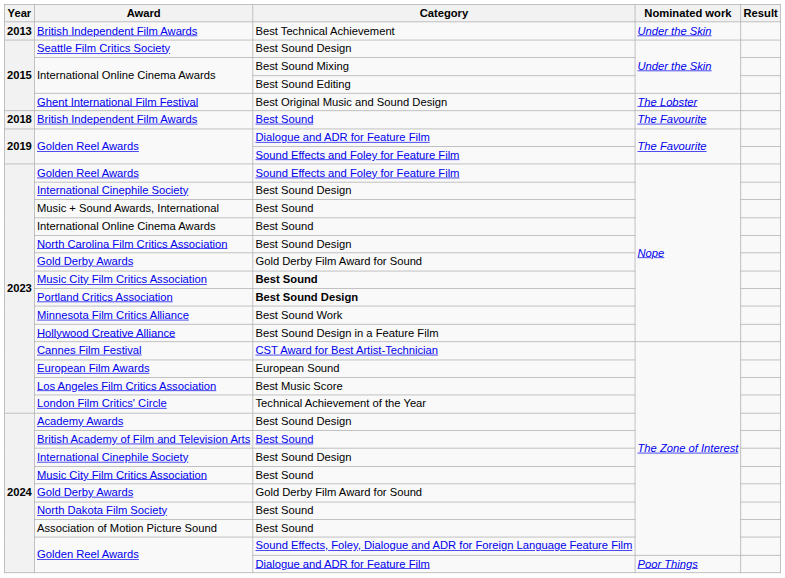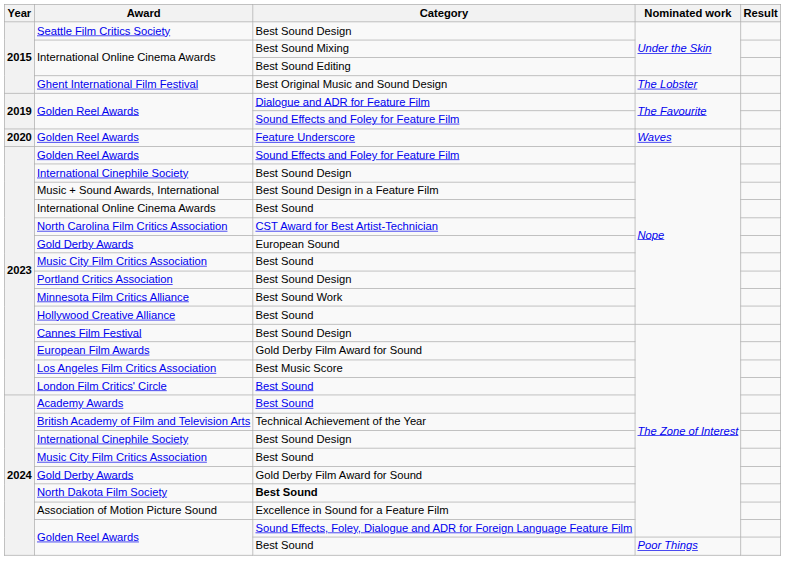- row: (117, 31)
- row: (117, 119)
+ row: (88, 137)
(284, 208) Best Sound -> (347, 191) Best Sound Design in a Feature Film
(303, 244) Best Sound Design -> (347, 226) CST Award for Best Artist-Technician
(339, 262) Gold Derby Film Award for Sound -> (298, 244) European Sound
(287, 279) bold -> (284, 262) normal
(307, 297) bold -> (303, 279) normal
(347, 333) Best Sound Design in a Feature Film -> (284, 315) Best Sound
(347, 350) CST Award for Best Artist-Technician -> (303, 333) Best Sound Design
(298, 368) European Sound -> (339, 350) Gold Derby Film Award for Sound
(341, 404) Technical Achievement of the Year -> (284, 386) Best Sound
(303, 421) Best Sound Design -> (284, 404) Best Sound
(284, 439) Best Sound -> (341, 421) Technical Achievement of the Year
(284, 510) normal -> (287, 492) bold
(284, 528) Best Sound -> (352, 510) Excellence in Sound for a Feature Film
(343, 564) Dialogue and ADR for Feature Film -> (284, 546) Best Sound
